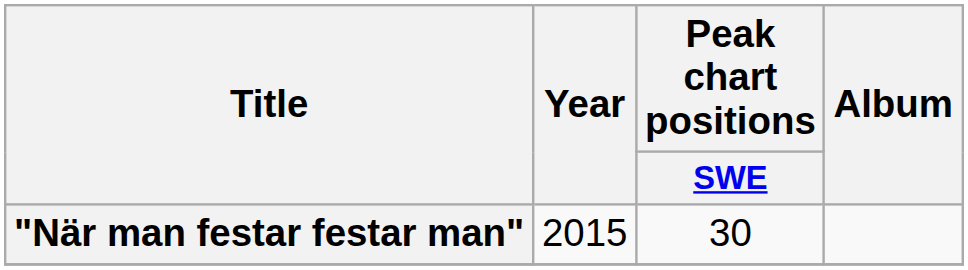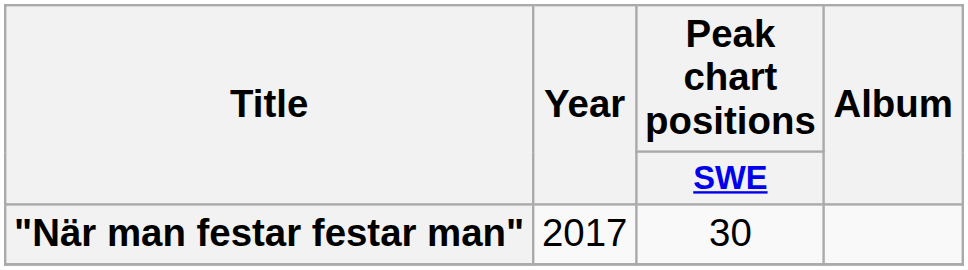(585, 233) 2015 -> (585, 233) 2017
